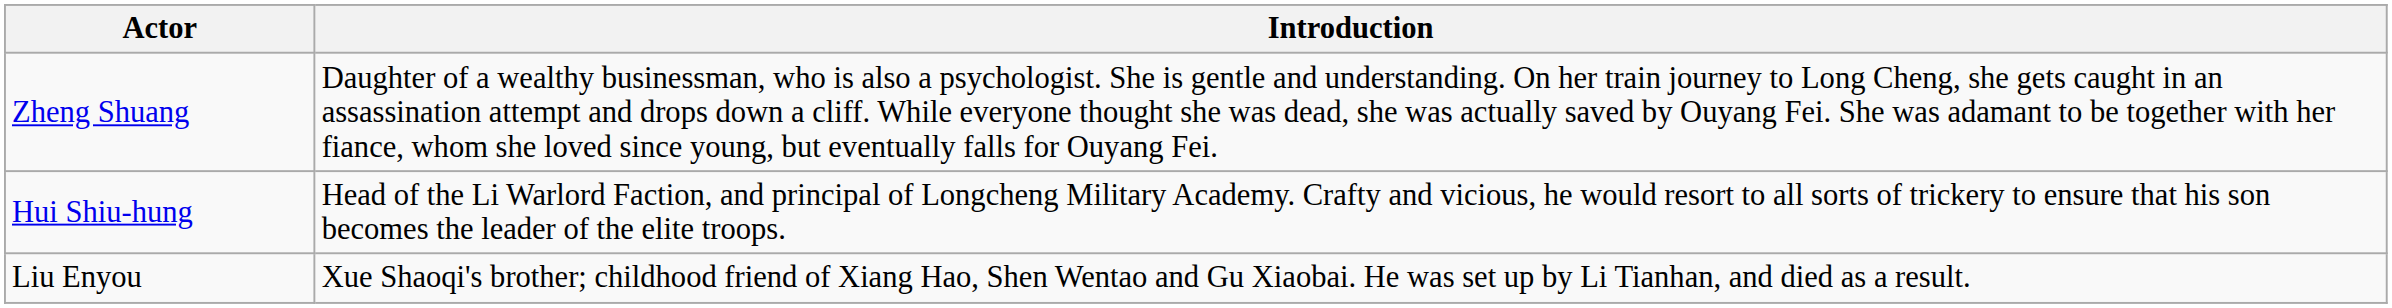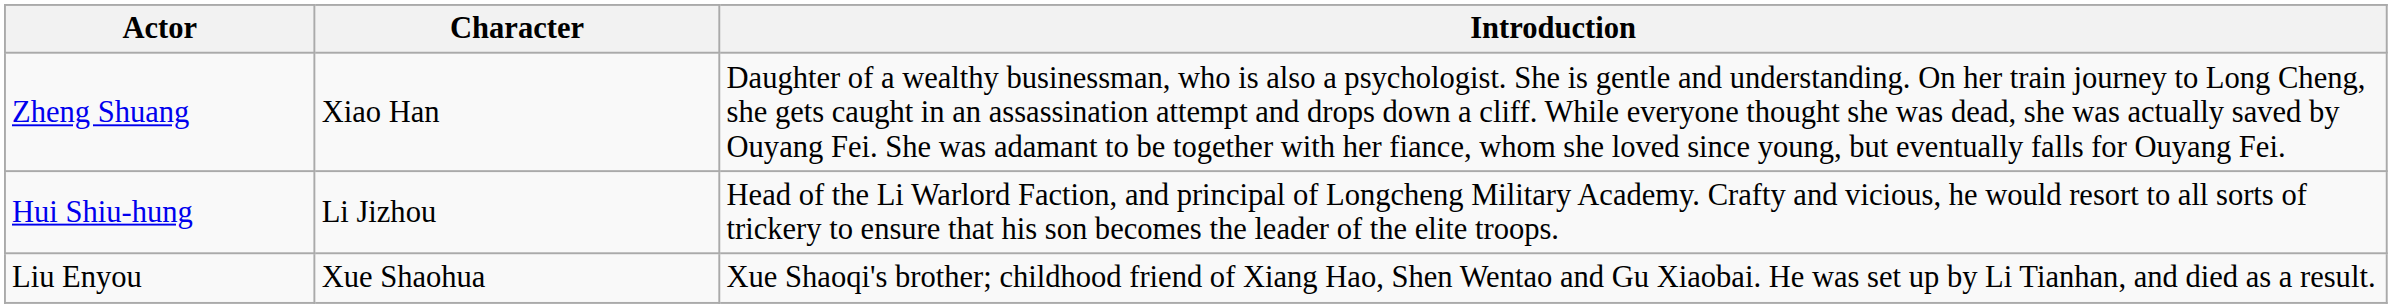+ column: (517, 28)
